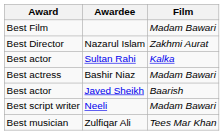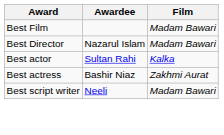(179, 43) Zakhmi Aurat -> (183, 43) Madam Bawari
(183, 75) Madam Bawari -> (179, 75) Zakhmi Aurat
- row: (114, 91)
- row: (108, 122)
